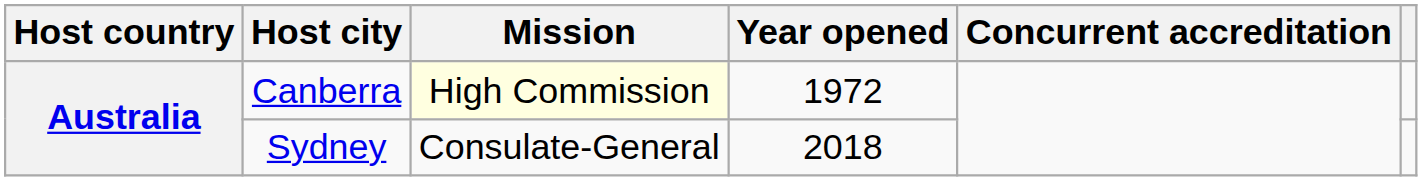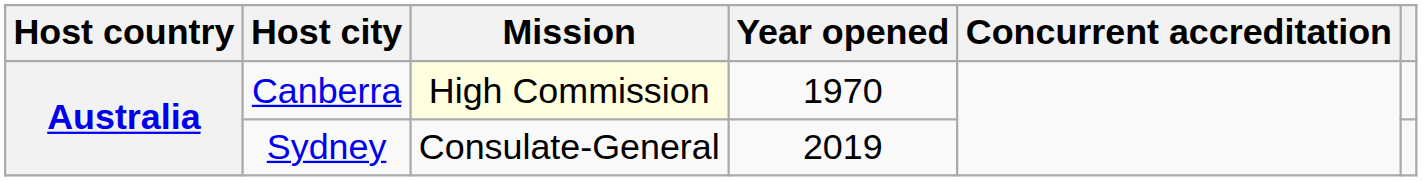(843, 89) 1972 -> (843, 89) 1970
(843, 146) 2018 -> (843, 146) 2019
